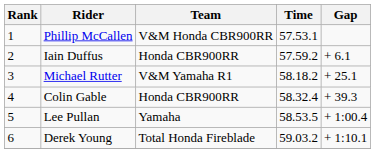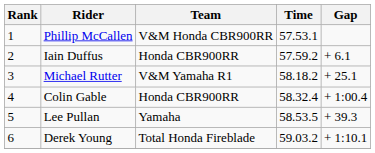(341, 96) + 39.3 -> (346, 96) + 1:00.4
(346, 117) + 1:00.4 -> (341, 117) + 39.3
